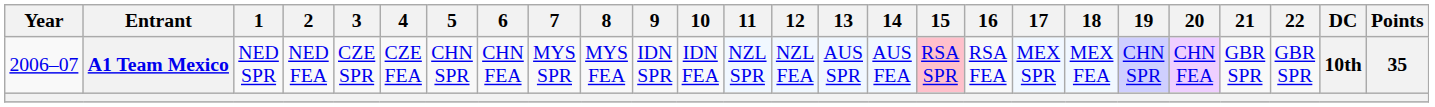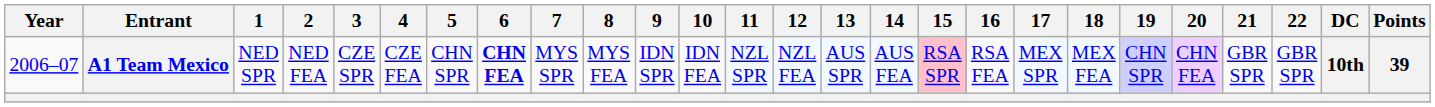(503, 64) normal -> (504, 64) bold
(1397, 64) 35 -> (1399, 64) 39
